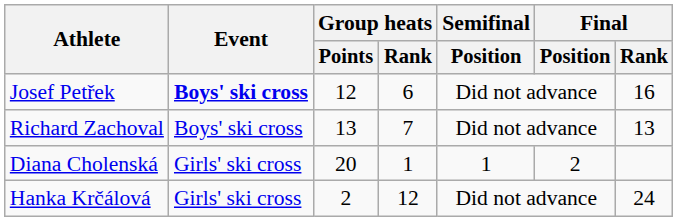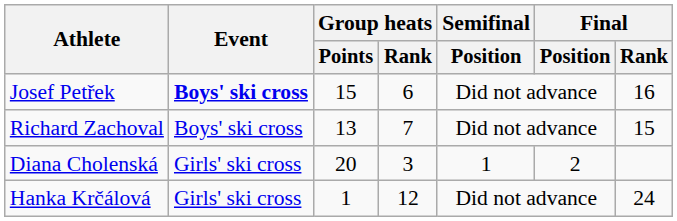(346, 92) 12 -> (346, 92) 15
(644, 127) 13 -> (644, 127) 15
(408, 163) 1 -> (408, 163) 3
(346, 198) 2 -> (346, 198) 1
